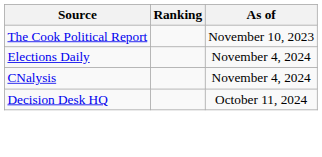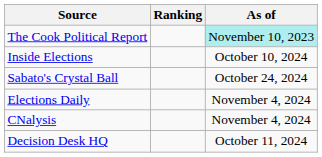(261, 36) no background -> (261, 36) paleturquoise background
+ row: (50, 57)
+ row: (63, 78)
